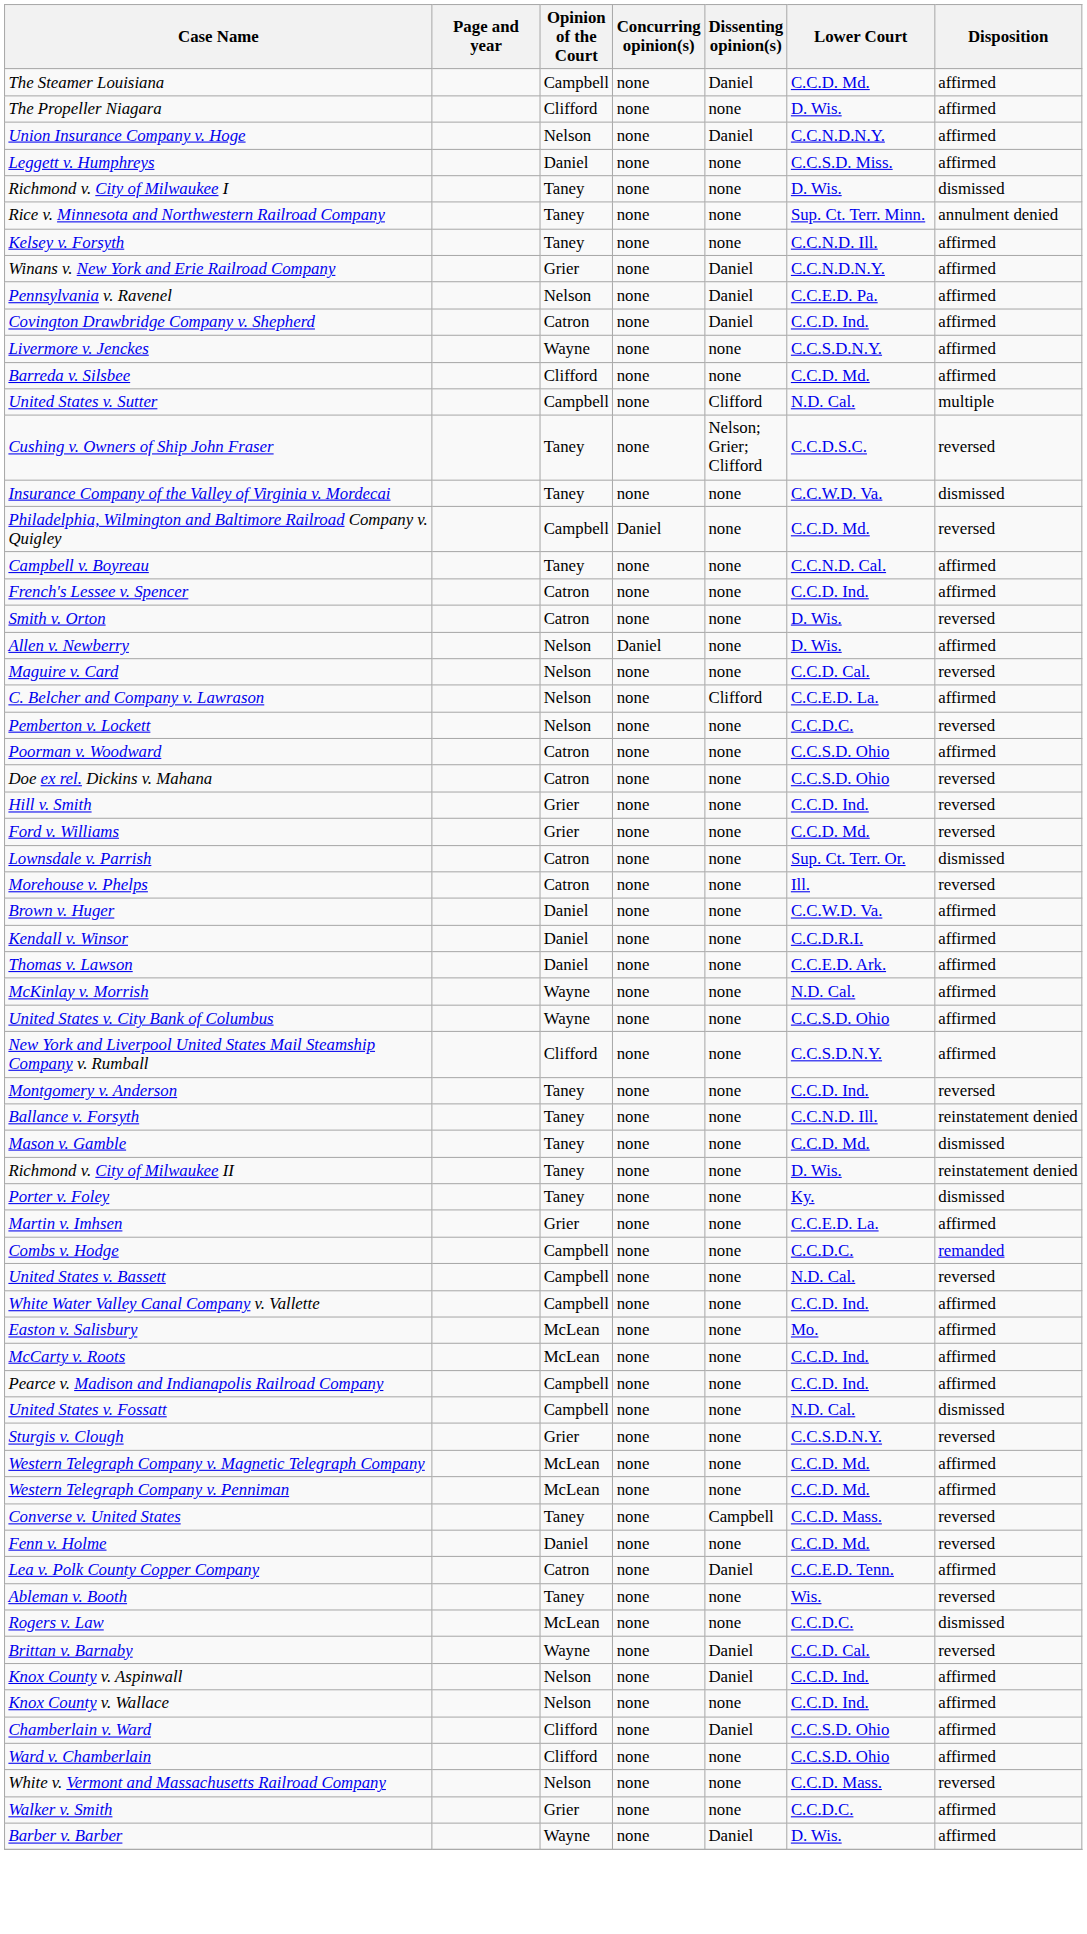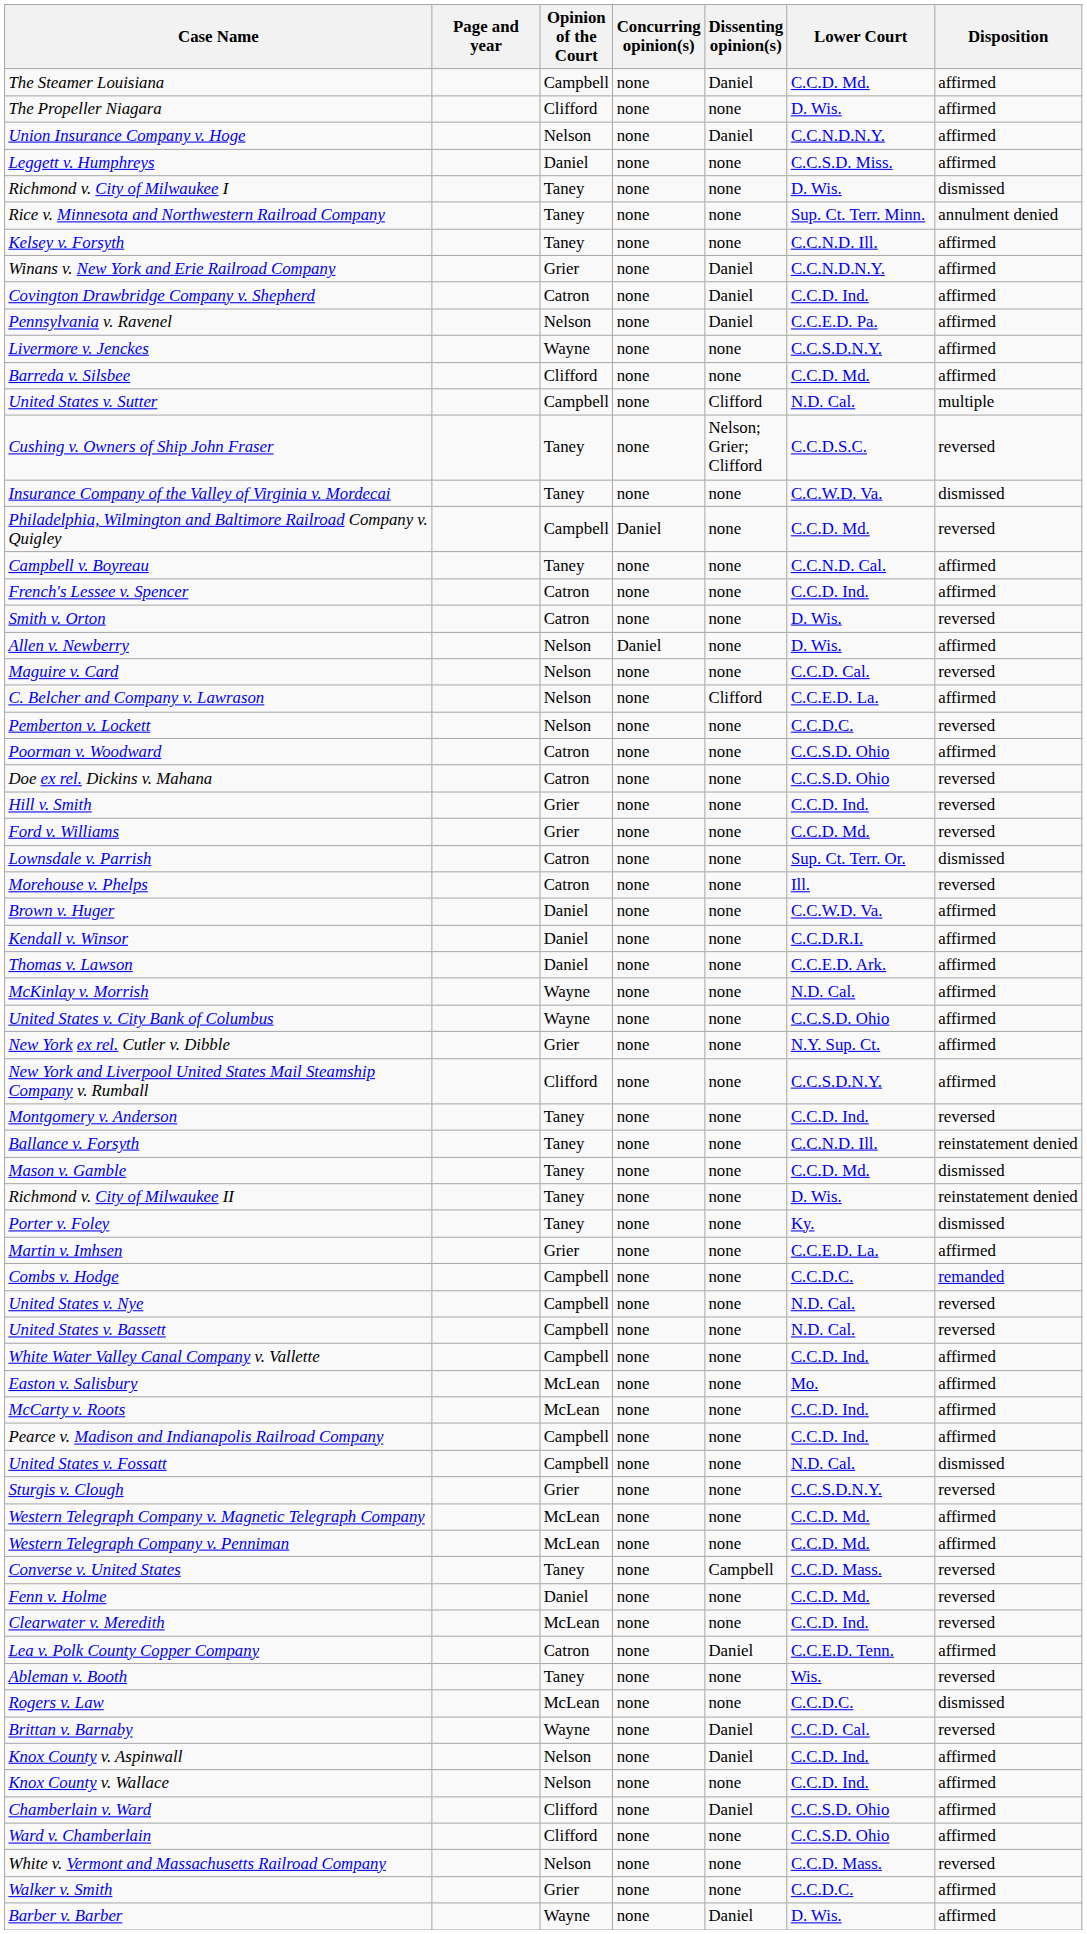rows swapped: (90, 295) <-> (162, 322)
+ row: (119, 1044)
+ row: (76, 1303)
+ row: (87, 1623)
